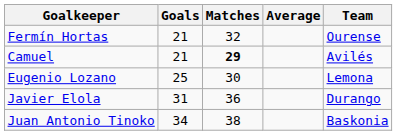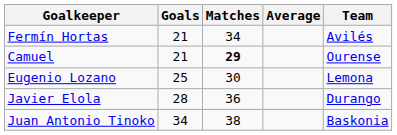(233, 36) 32 -> (233, 36) 34
(354, 36) Ourense -> (350, 36) Avilés
(350, 57) Avilés -> (354, 57) Ourense
(180, 99) 31 -> (180, 99) 28
